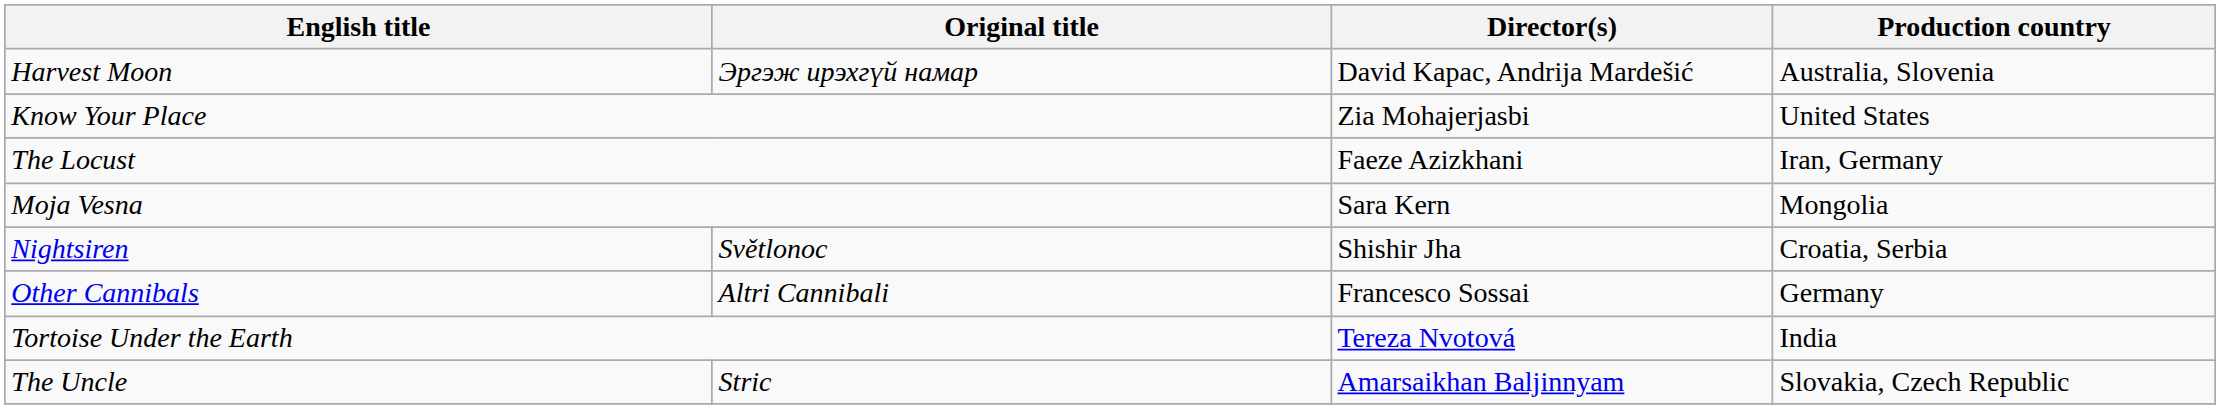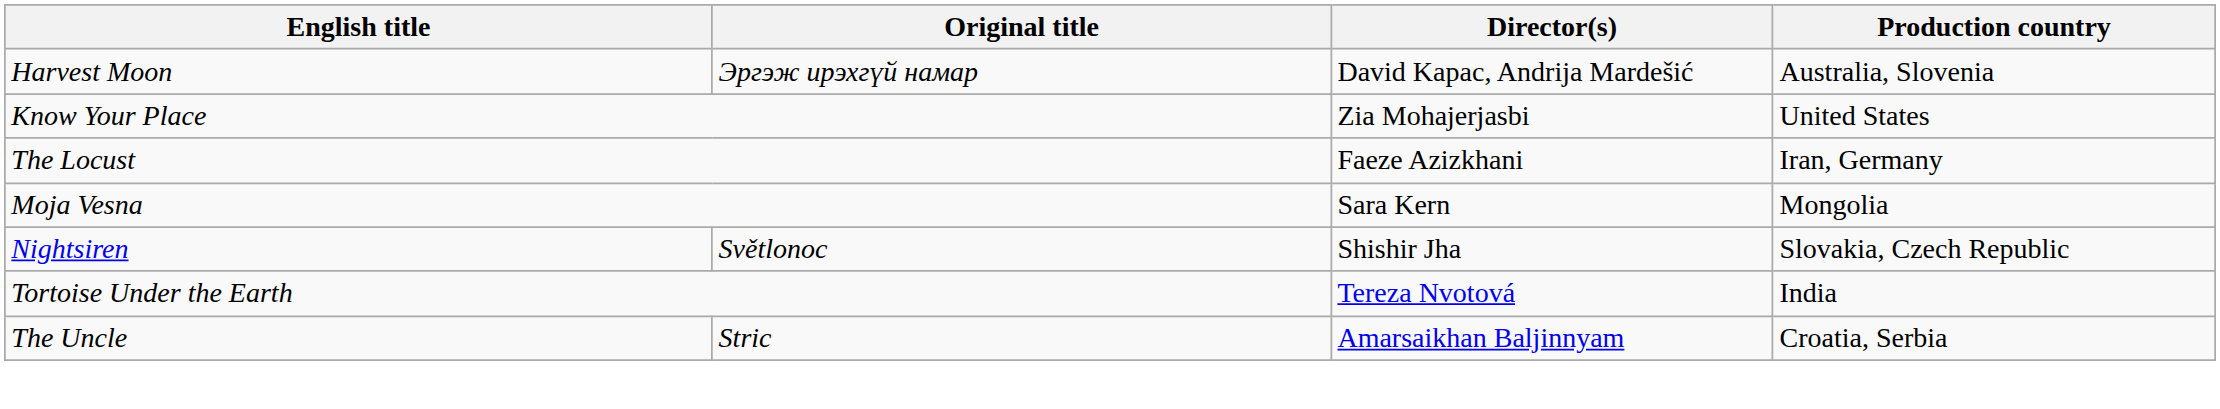(1863, 248) Croatia, Serbia -> (1925, 248) Slovakia, Czech Republic
- row: (105, 293)
(1925, 381) Slovakia, Czech Republic -> (1863, 337) Croatia, Serbia
